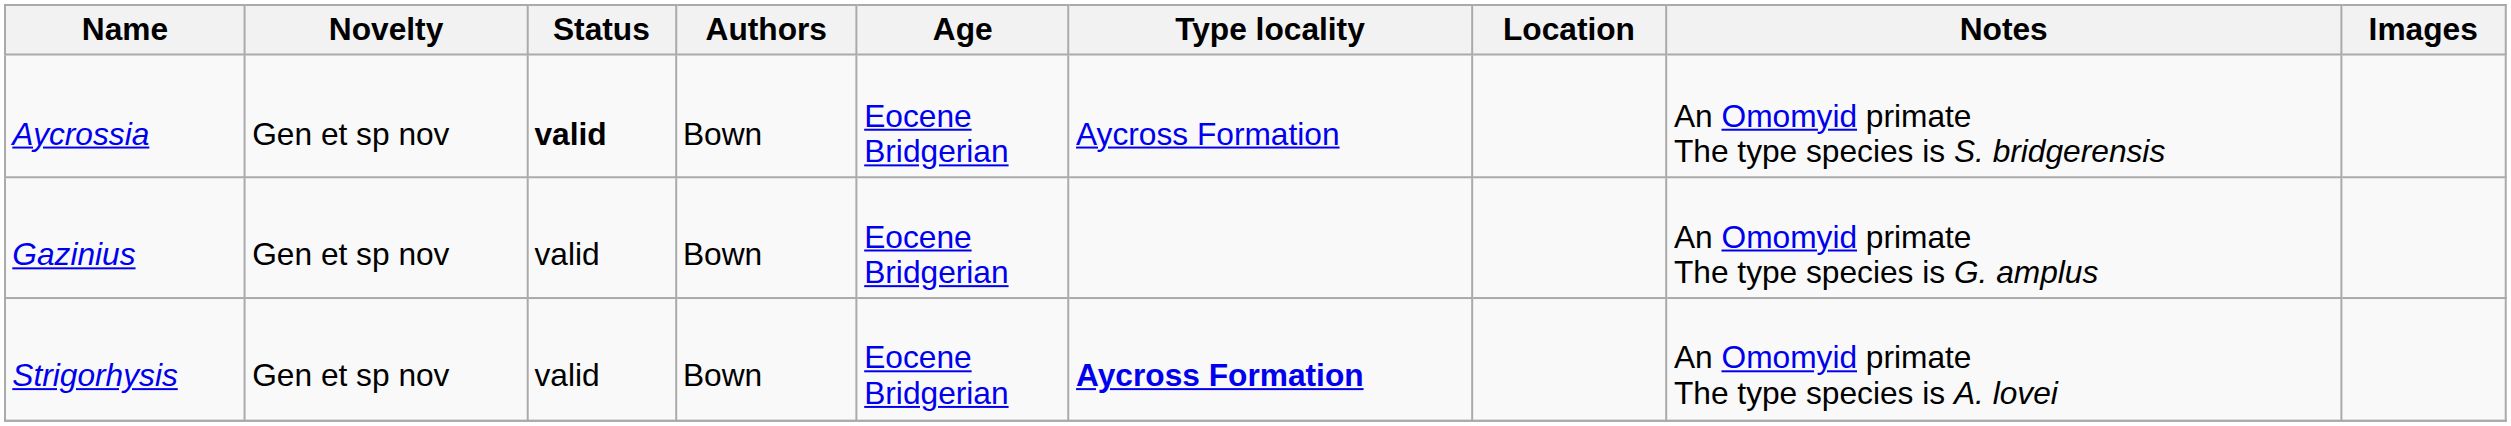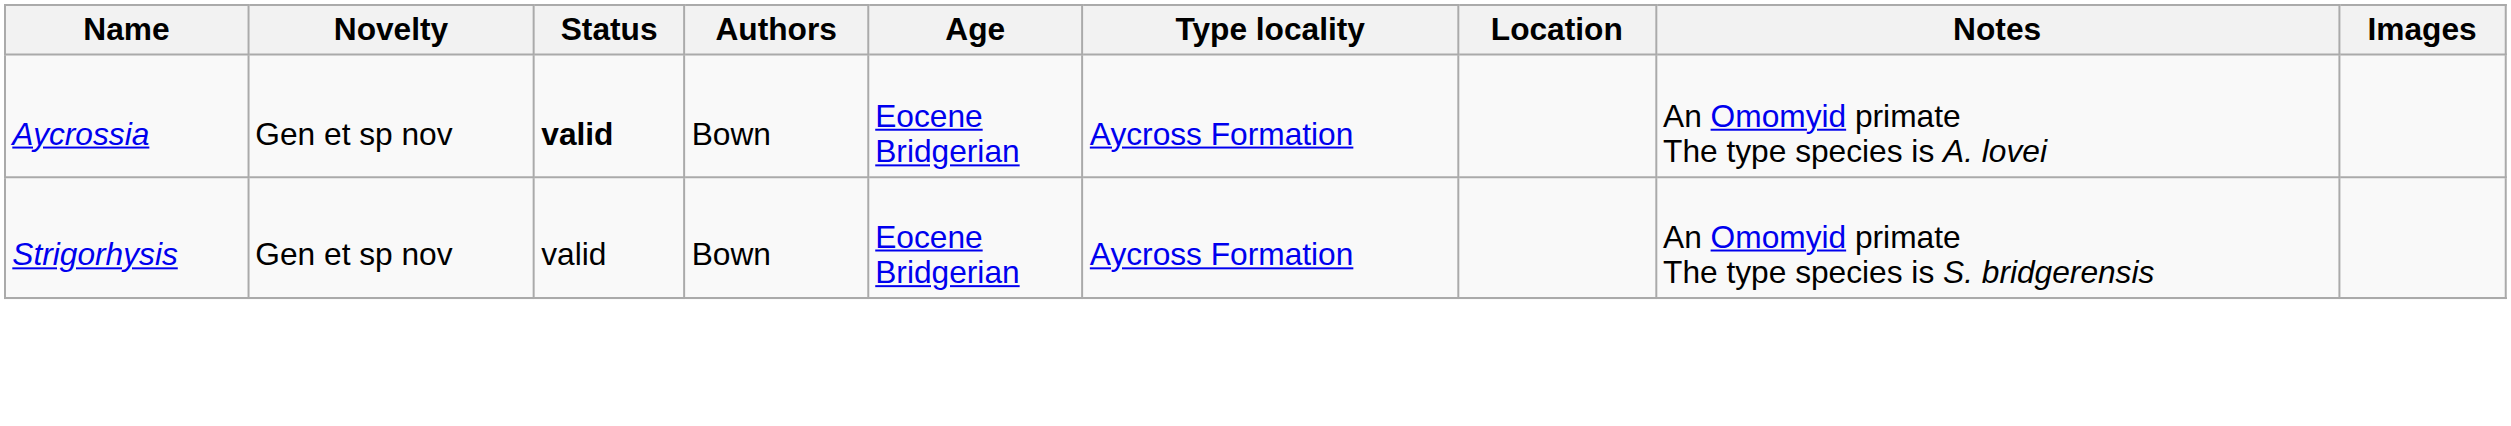(1920, 133) An Omomyid primate The type species is S. bridgerensis -> (1855, 133) An Omomyid primate The type species is A. lovei
- row: (74, 254)
(1220, 376) bold -> (1222, 254) normal
(1866, 376) An Omomyid primate The type species is A. lovei -> (1909, 254) An Omomyid primate The type species is S. bridgerensis
